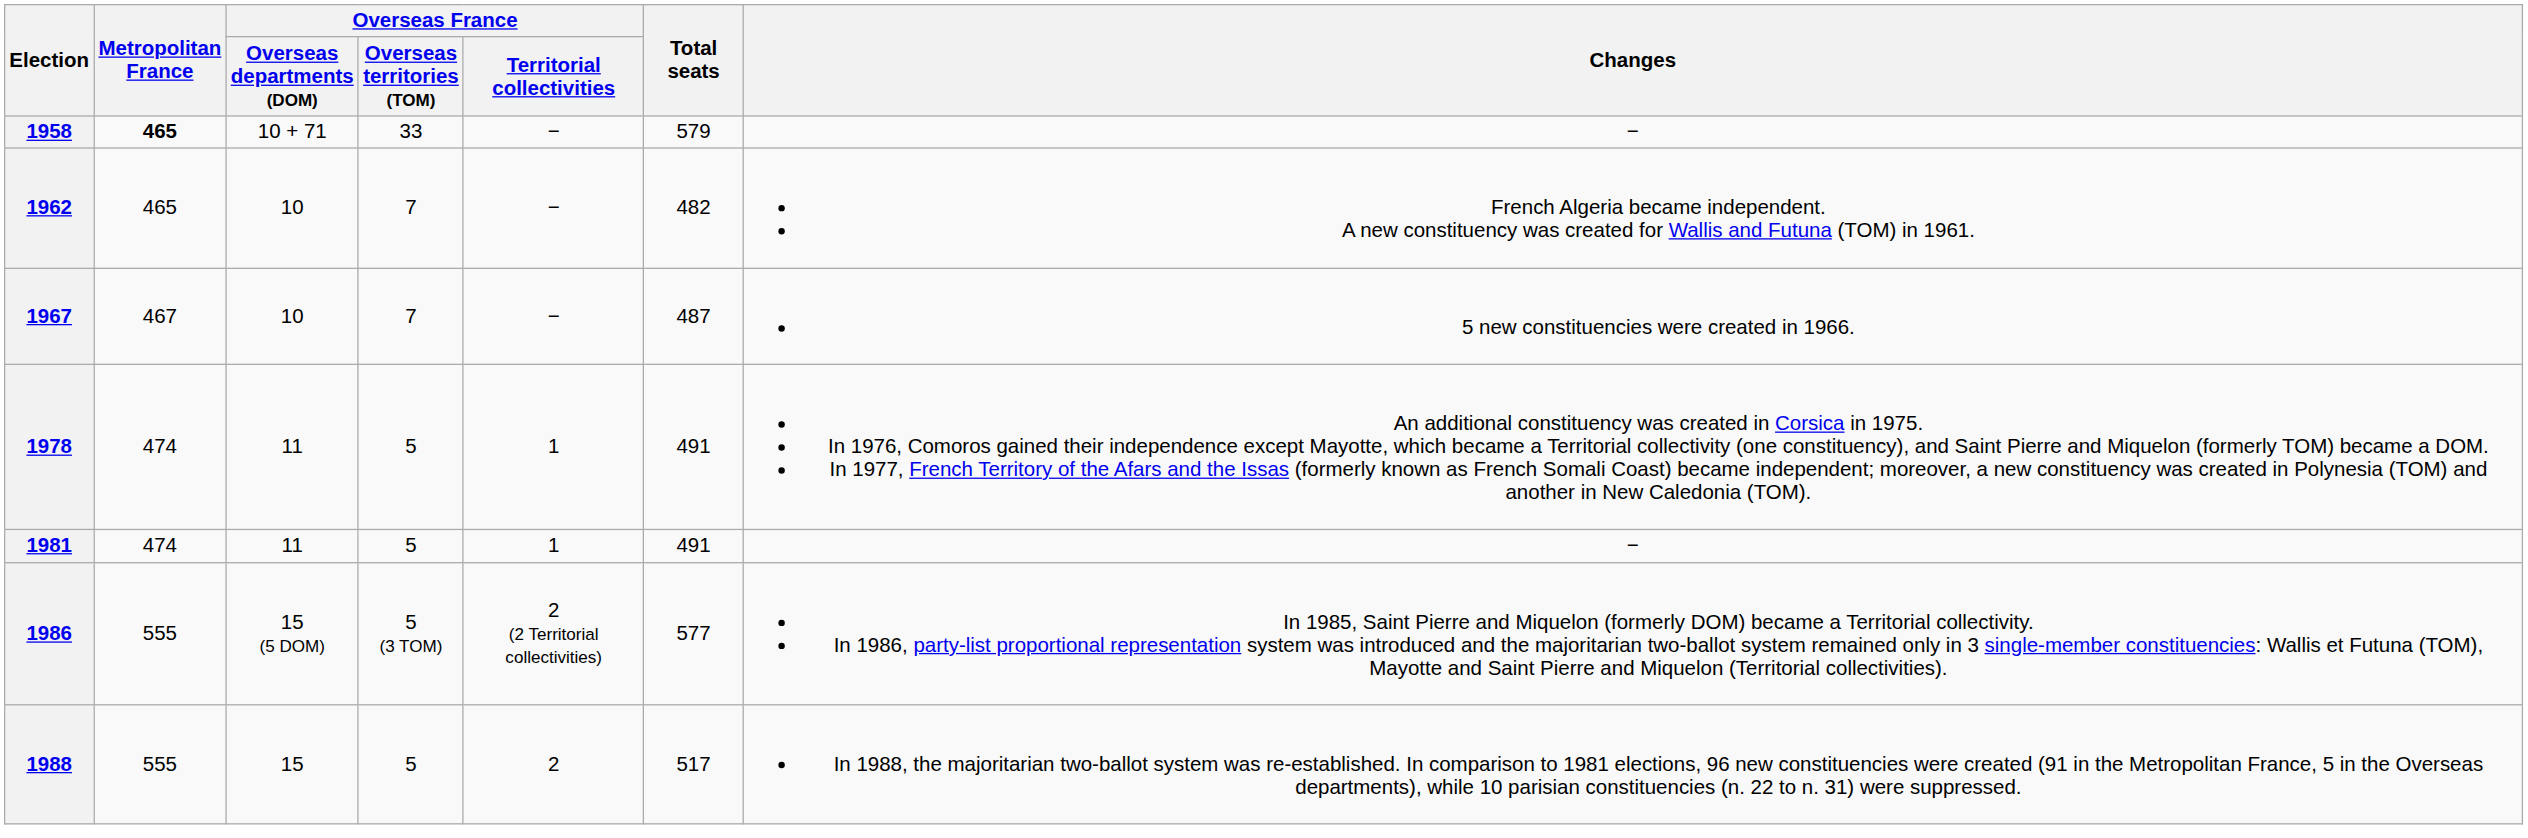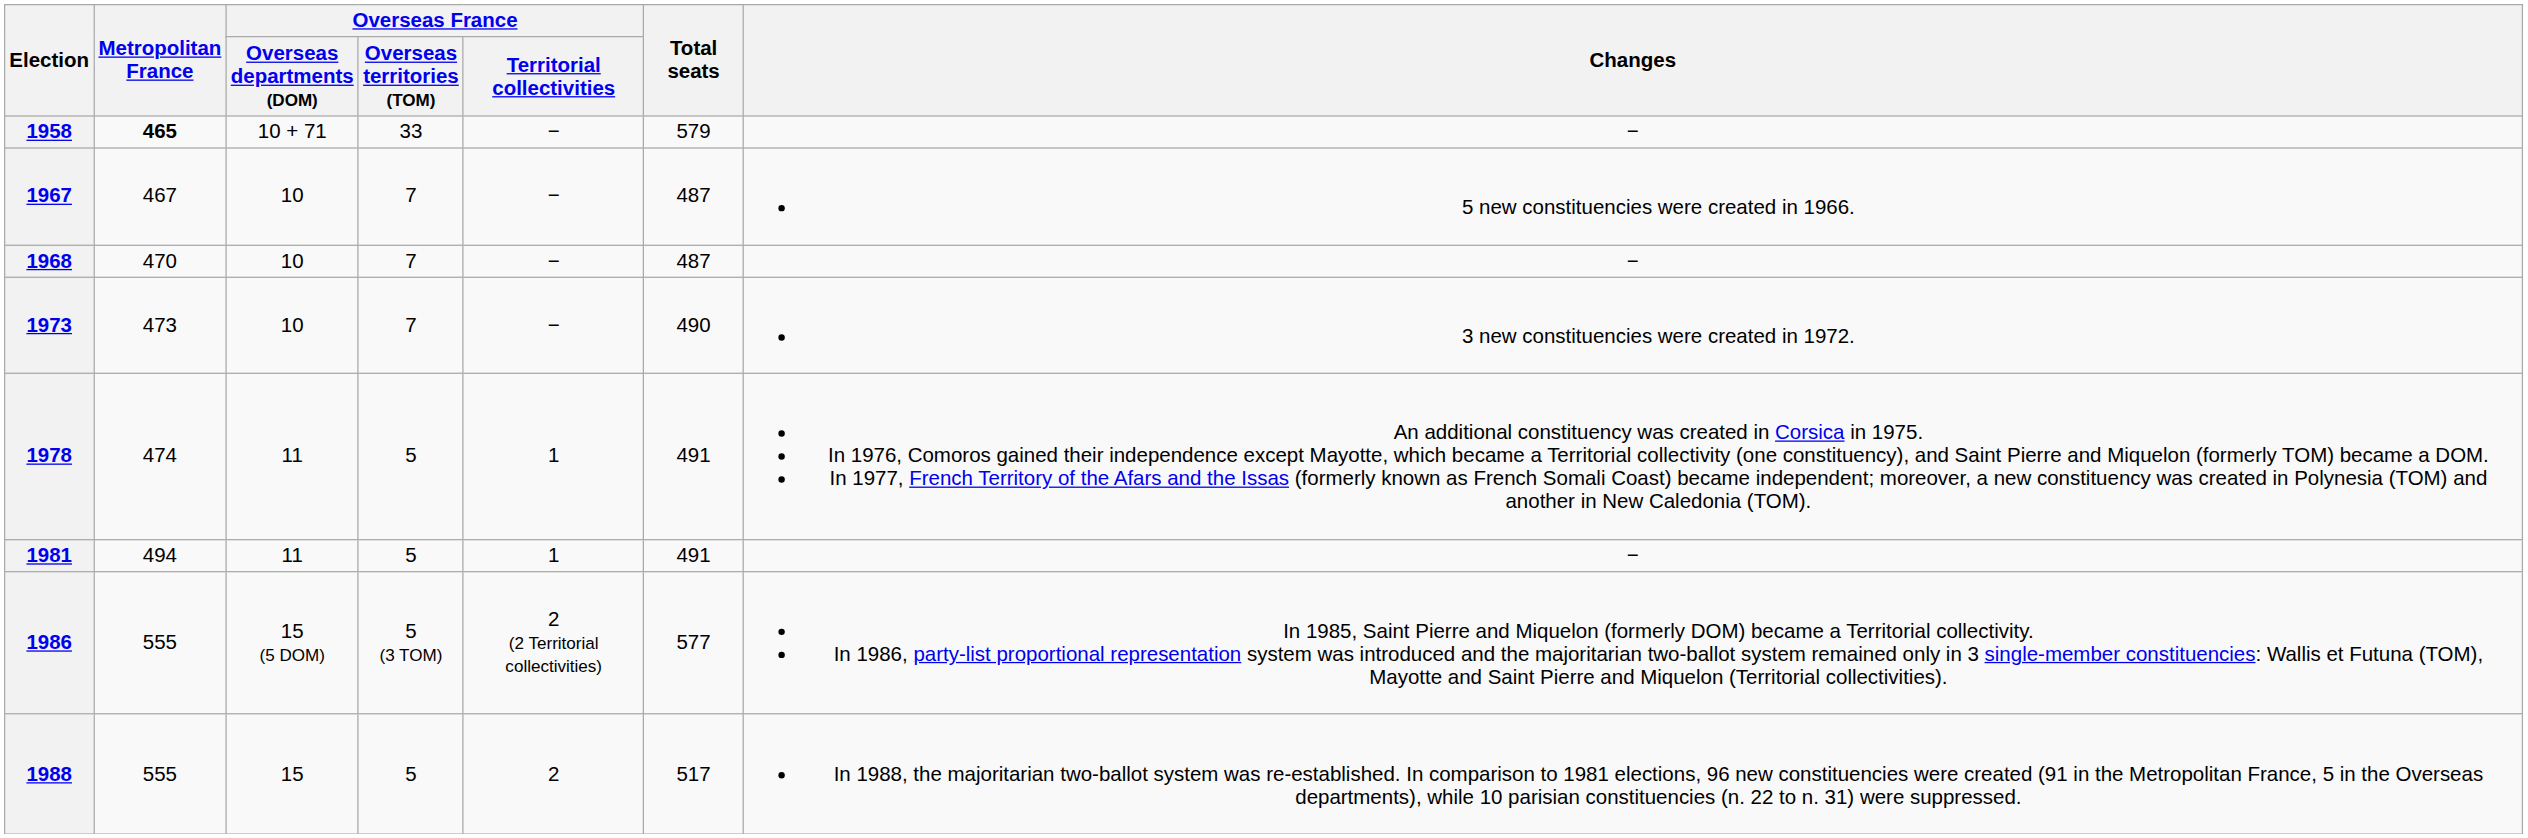- row: (49, 207)
+ row: (49, 260)
+ row: (49, 325)
(160, 545) 474 -> (160, 555) 494
